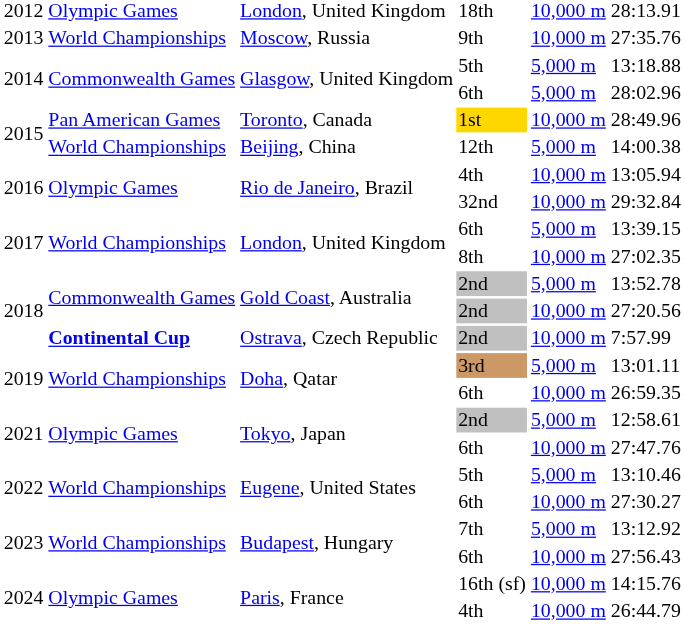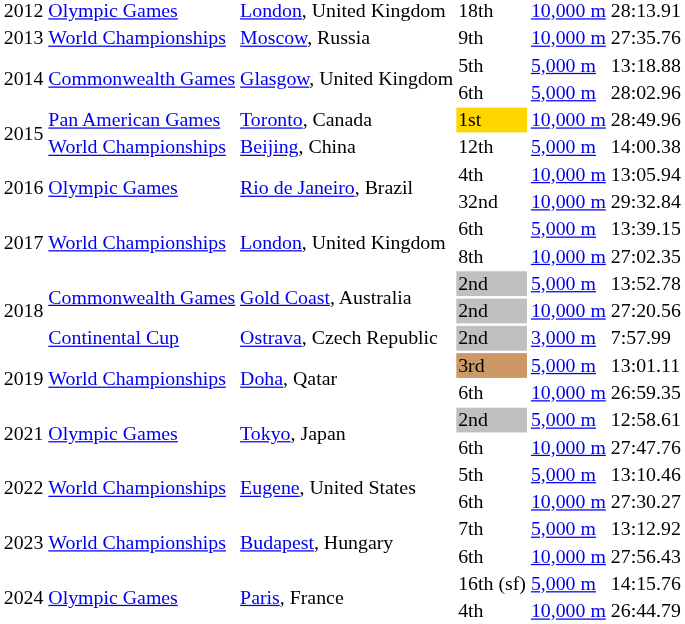(119, 338) bold -> (114, 338) normal
(568, 338) 10,000 m -> (563, 338) 3,000 m
(568, 583) 10,000 m -> (563, 583) 5,000 m
